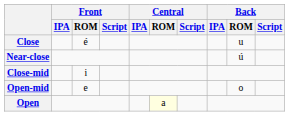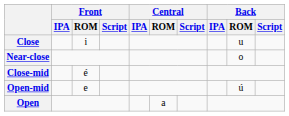(86, 42) é -> (86, 42) i
(241, 57) ú -> (241, 57) o
(86, 73) i -> (86, 73) é
(241, 88) o -> (241, 88) ú
(163, 103) lightyellow background -> (163, 103) no background
